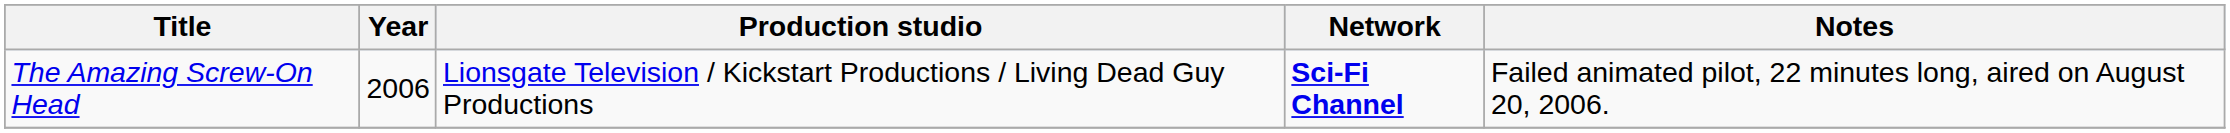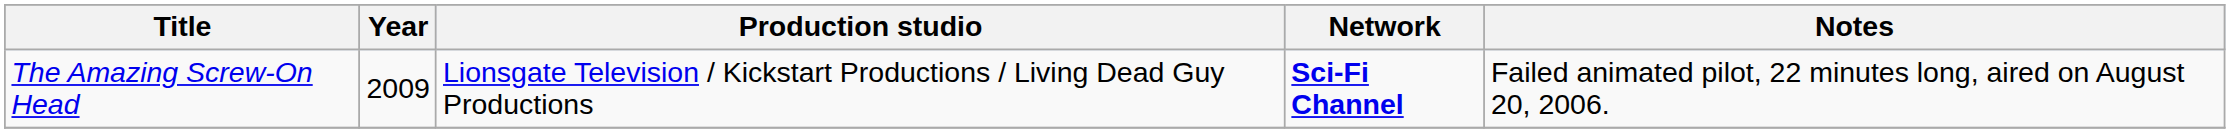(398, 88) 2006 -> (398, 88) 2009
